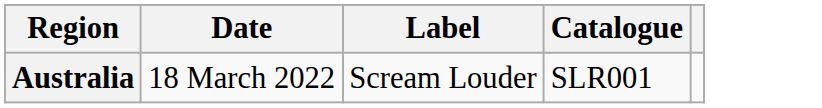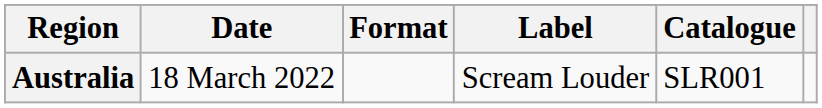+ column: (398, 28)
